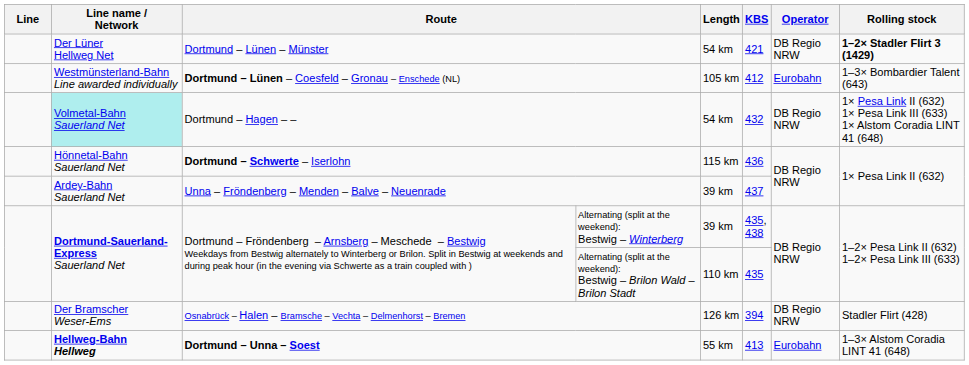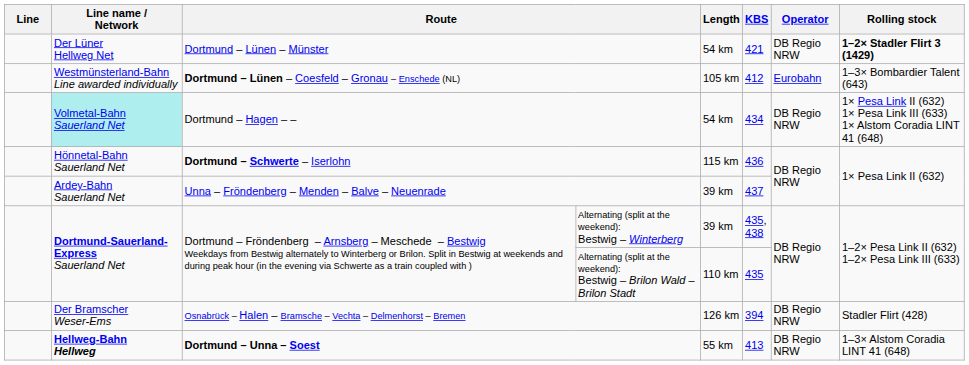(754, 119) 432 -> (754, 119) 434
(797, 345) Eurobahn -> (797, 345) DB Regio NRW
